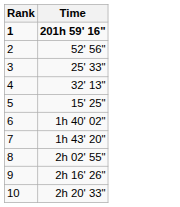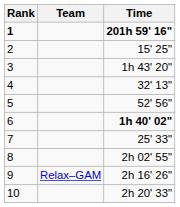+ column: (71, 13)
(88, 49) 52' 56" -> (155, 49) 15' 25"
(88, 67) 25' 33" -> (147, 67) 1h 43' 20"
(88, 103) 15' 25" -> (155, 103) 52' 56"
(80, 121) normal -> (146, 121) bold
(80, 139) 1h 43' 20" -> (155, 139) 25' 33"
